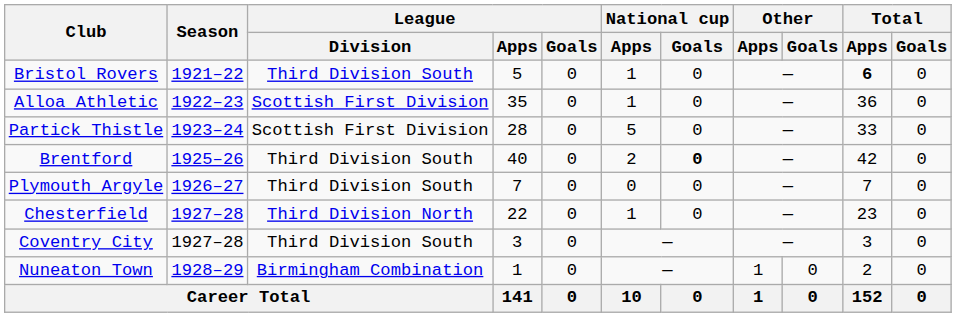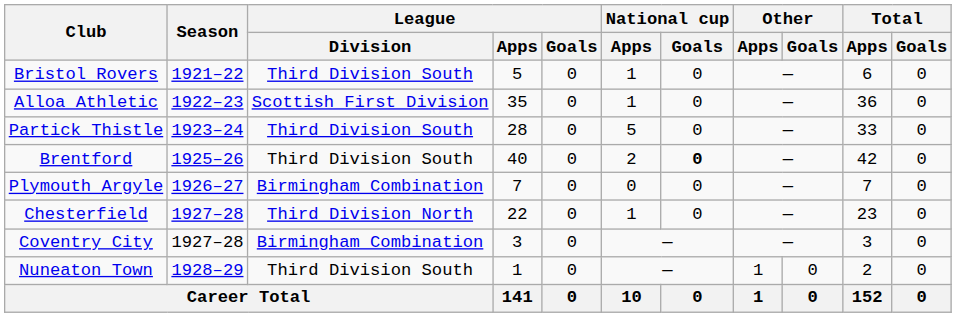(867, 75) bold -> (867, 75) normal
(370, 131) Scottish First Division -> (370, 131) Third Division South
(370, 186) Third Division South -> (370, 186) Birmingham Combination
(370, 242) Third Division South -> (370, 242) Birmingham Combination
(370, 270) Birmingham Combination -> (370, 270) Third Division South
